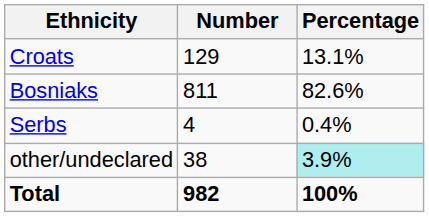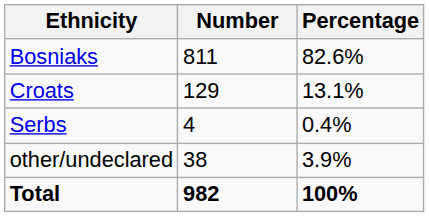rows swapped: (54, 90) <-> (42, 56)
(327, 159) paleturquoise background -> (327, 159) no background
